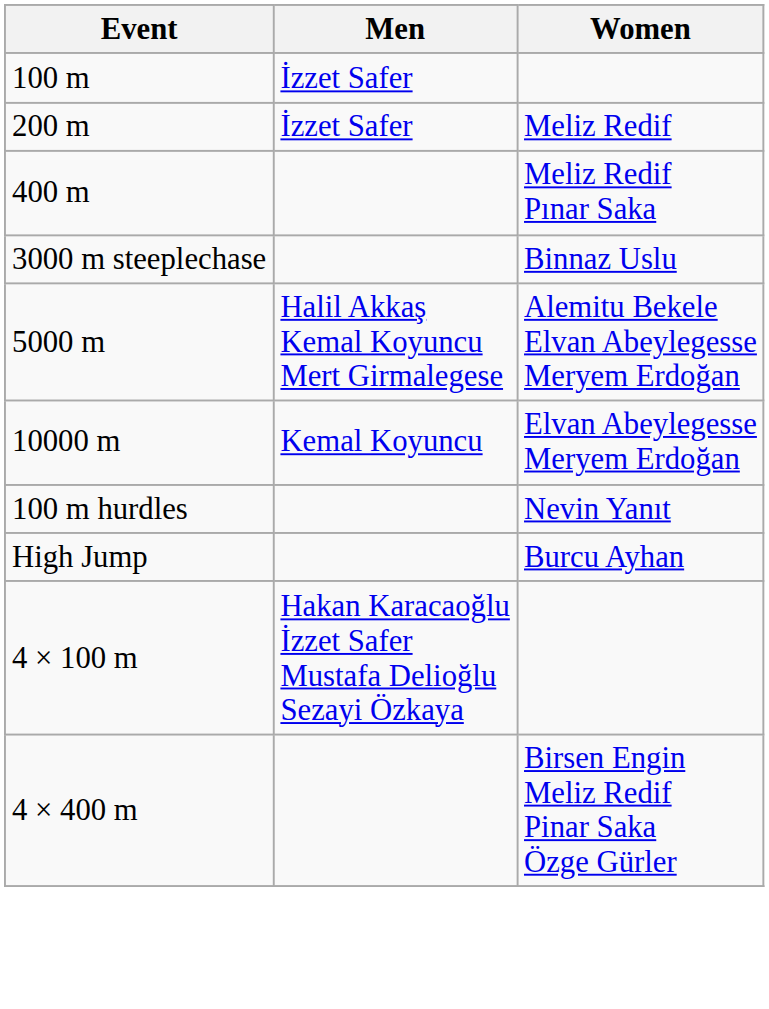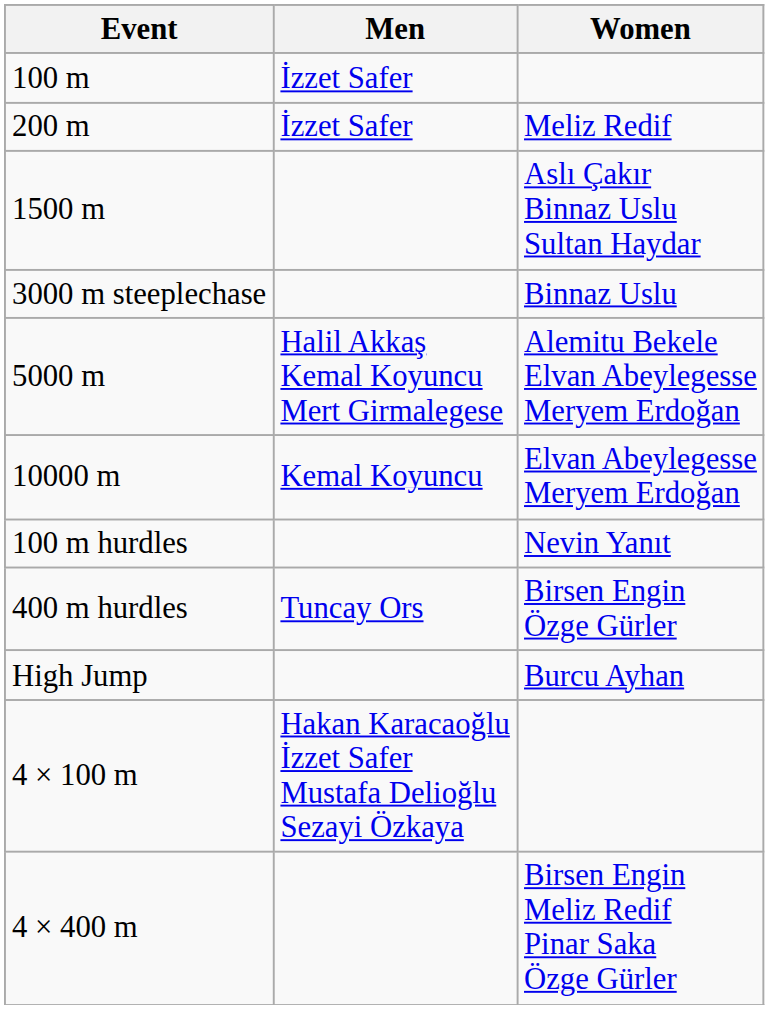- row: (51, 192)
+ row: (59, 209)
+ row: (100, 608)
